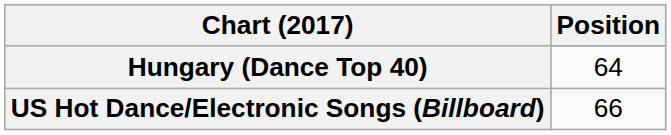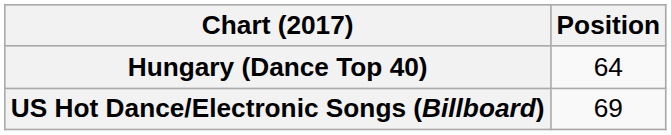(608, 108) 66 -> (608, 108) 69
